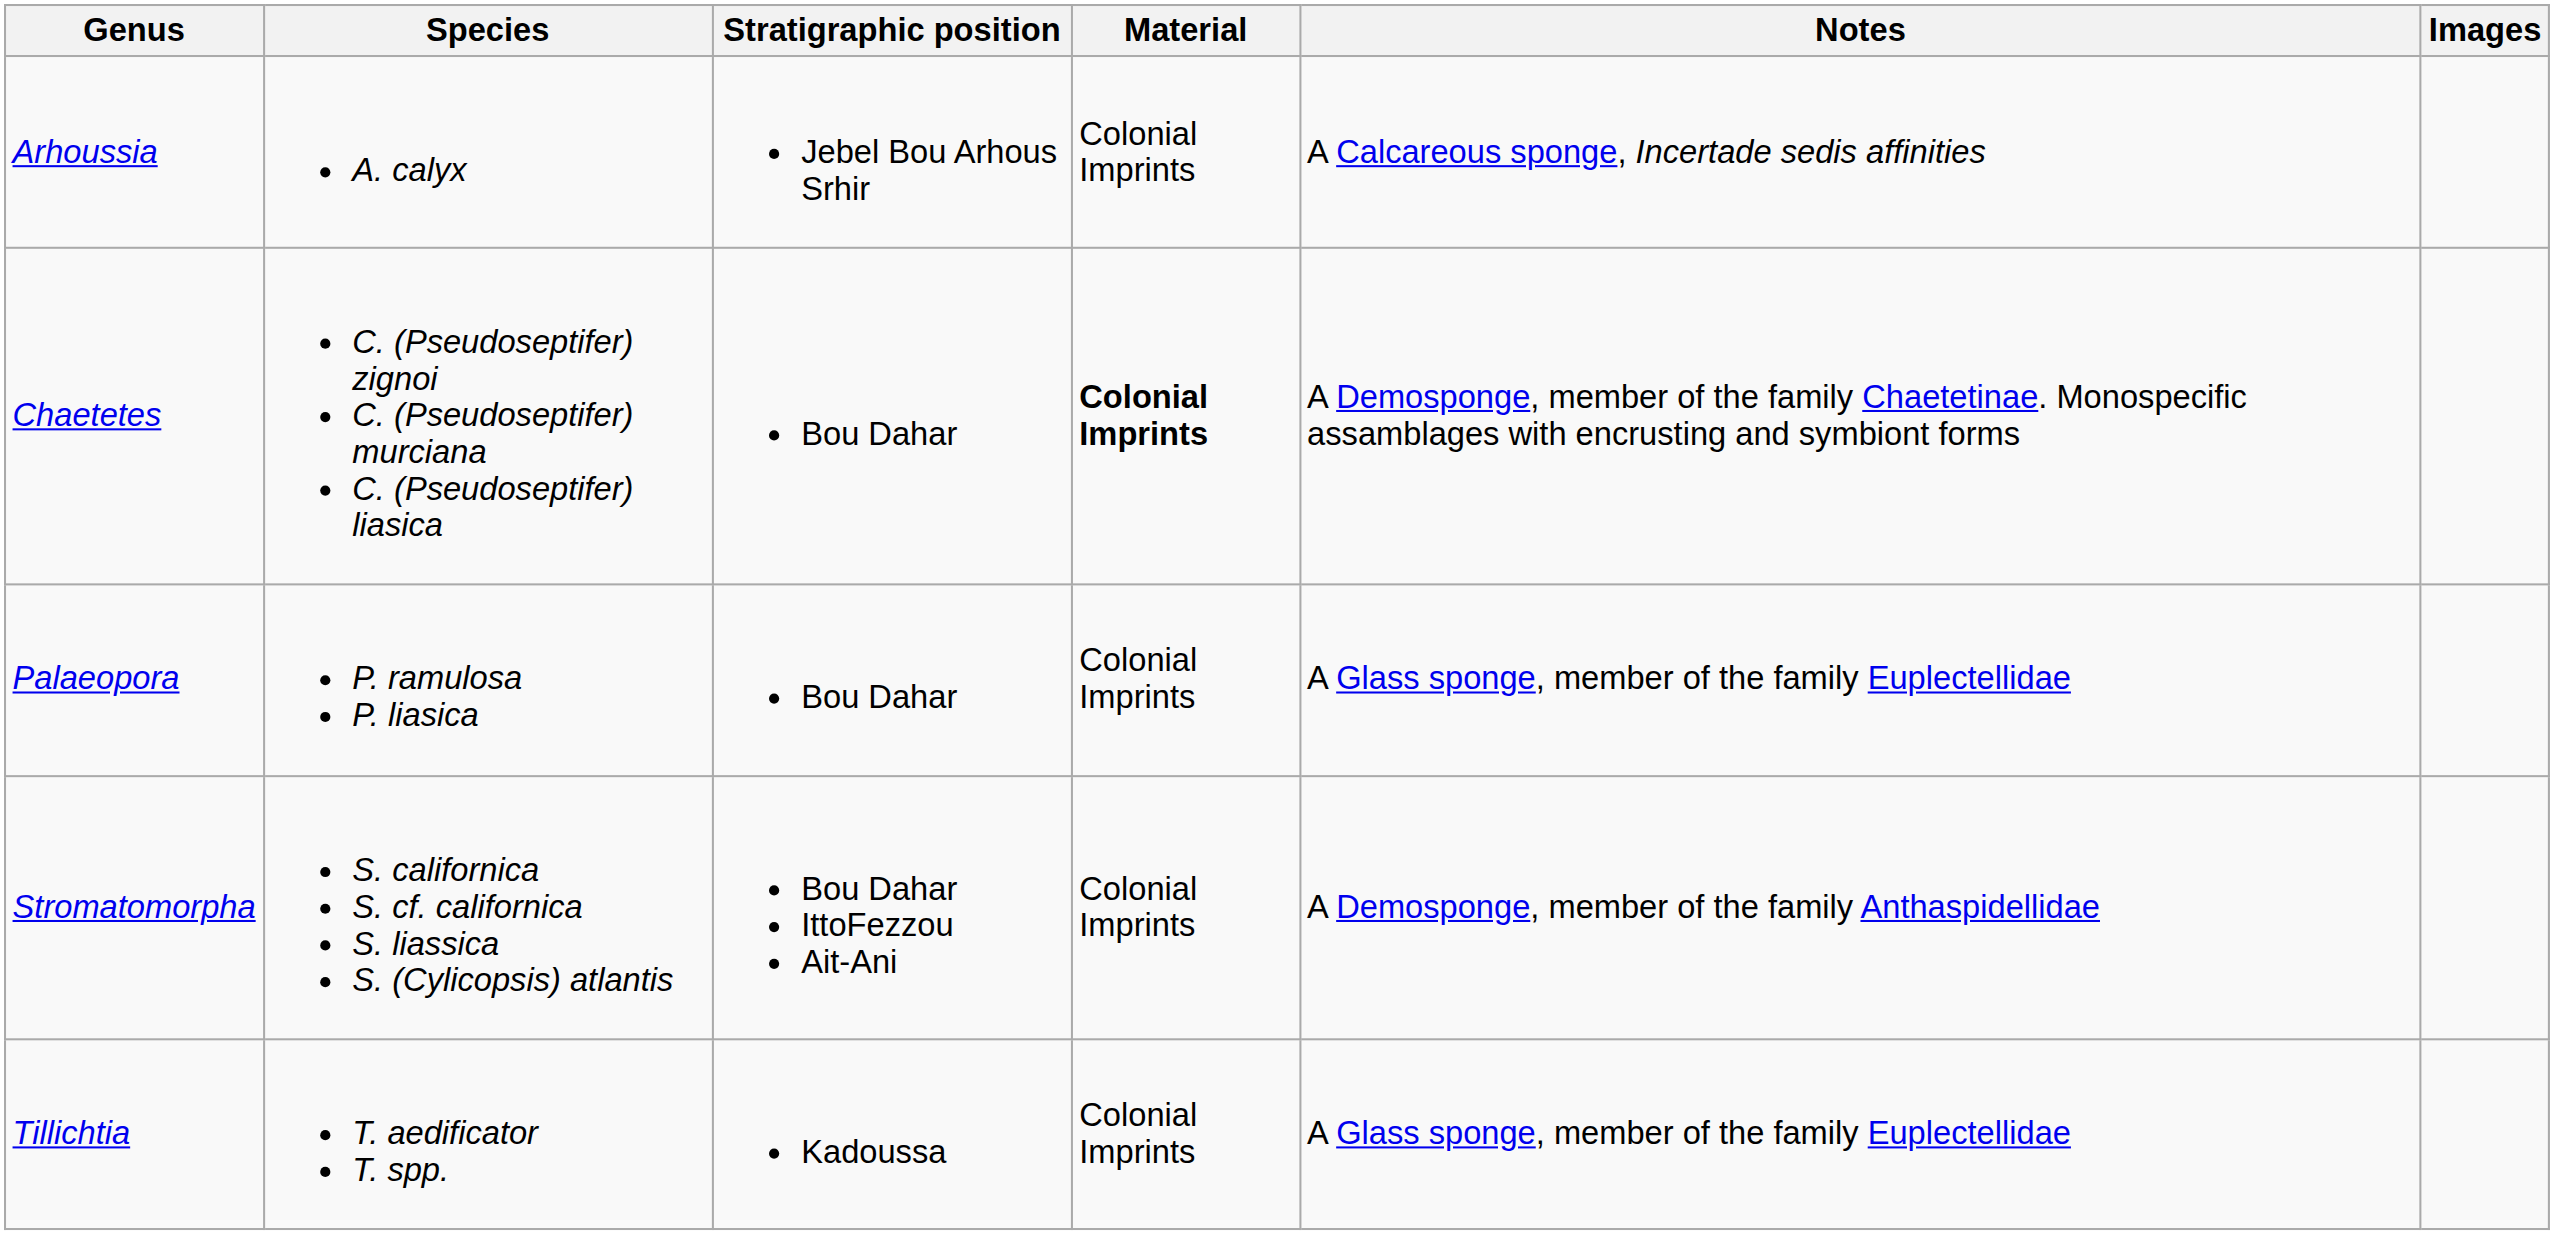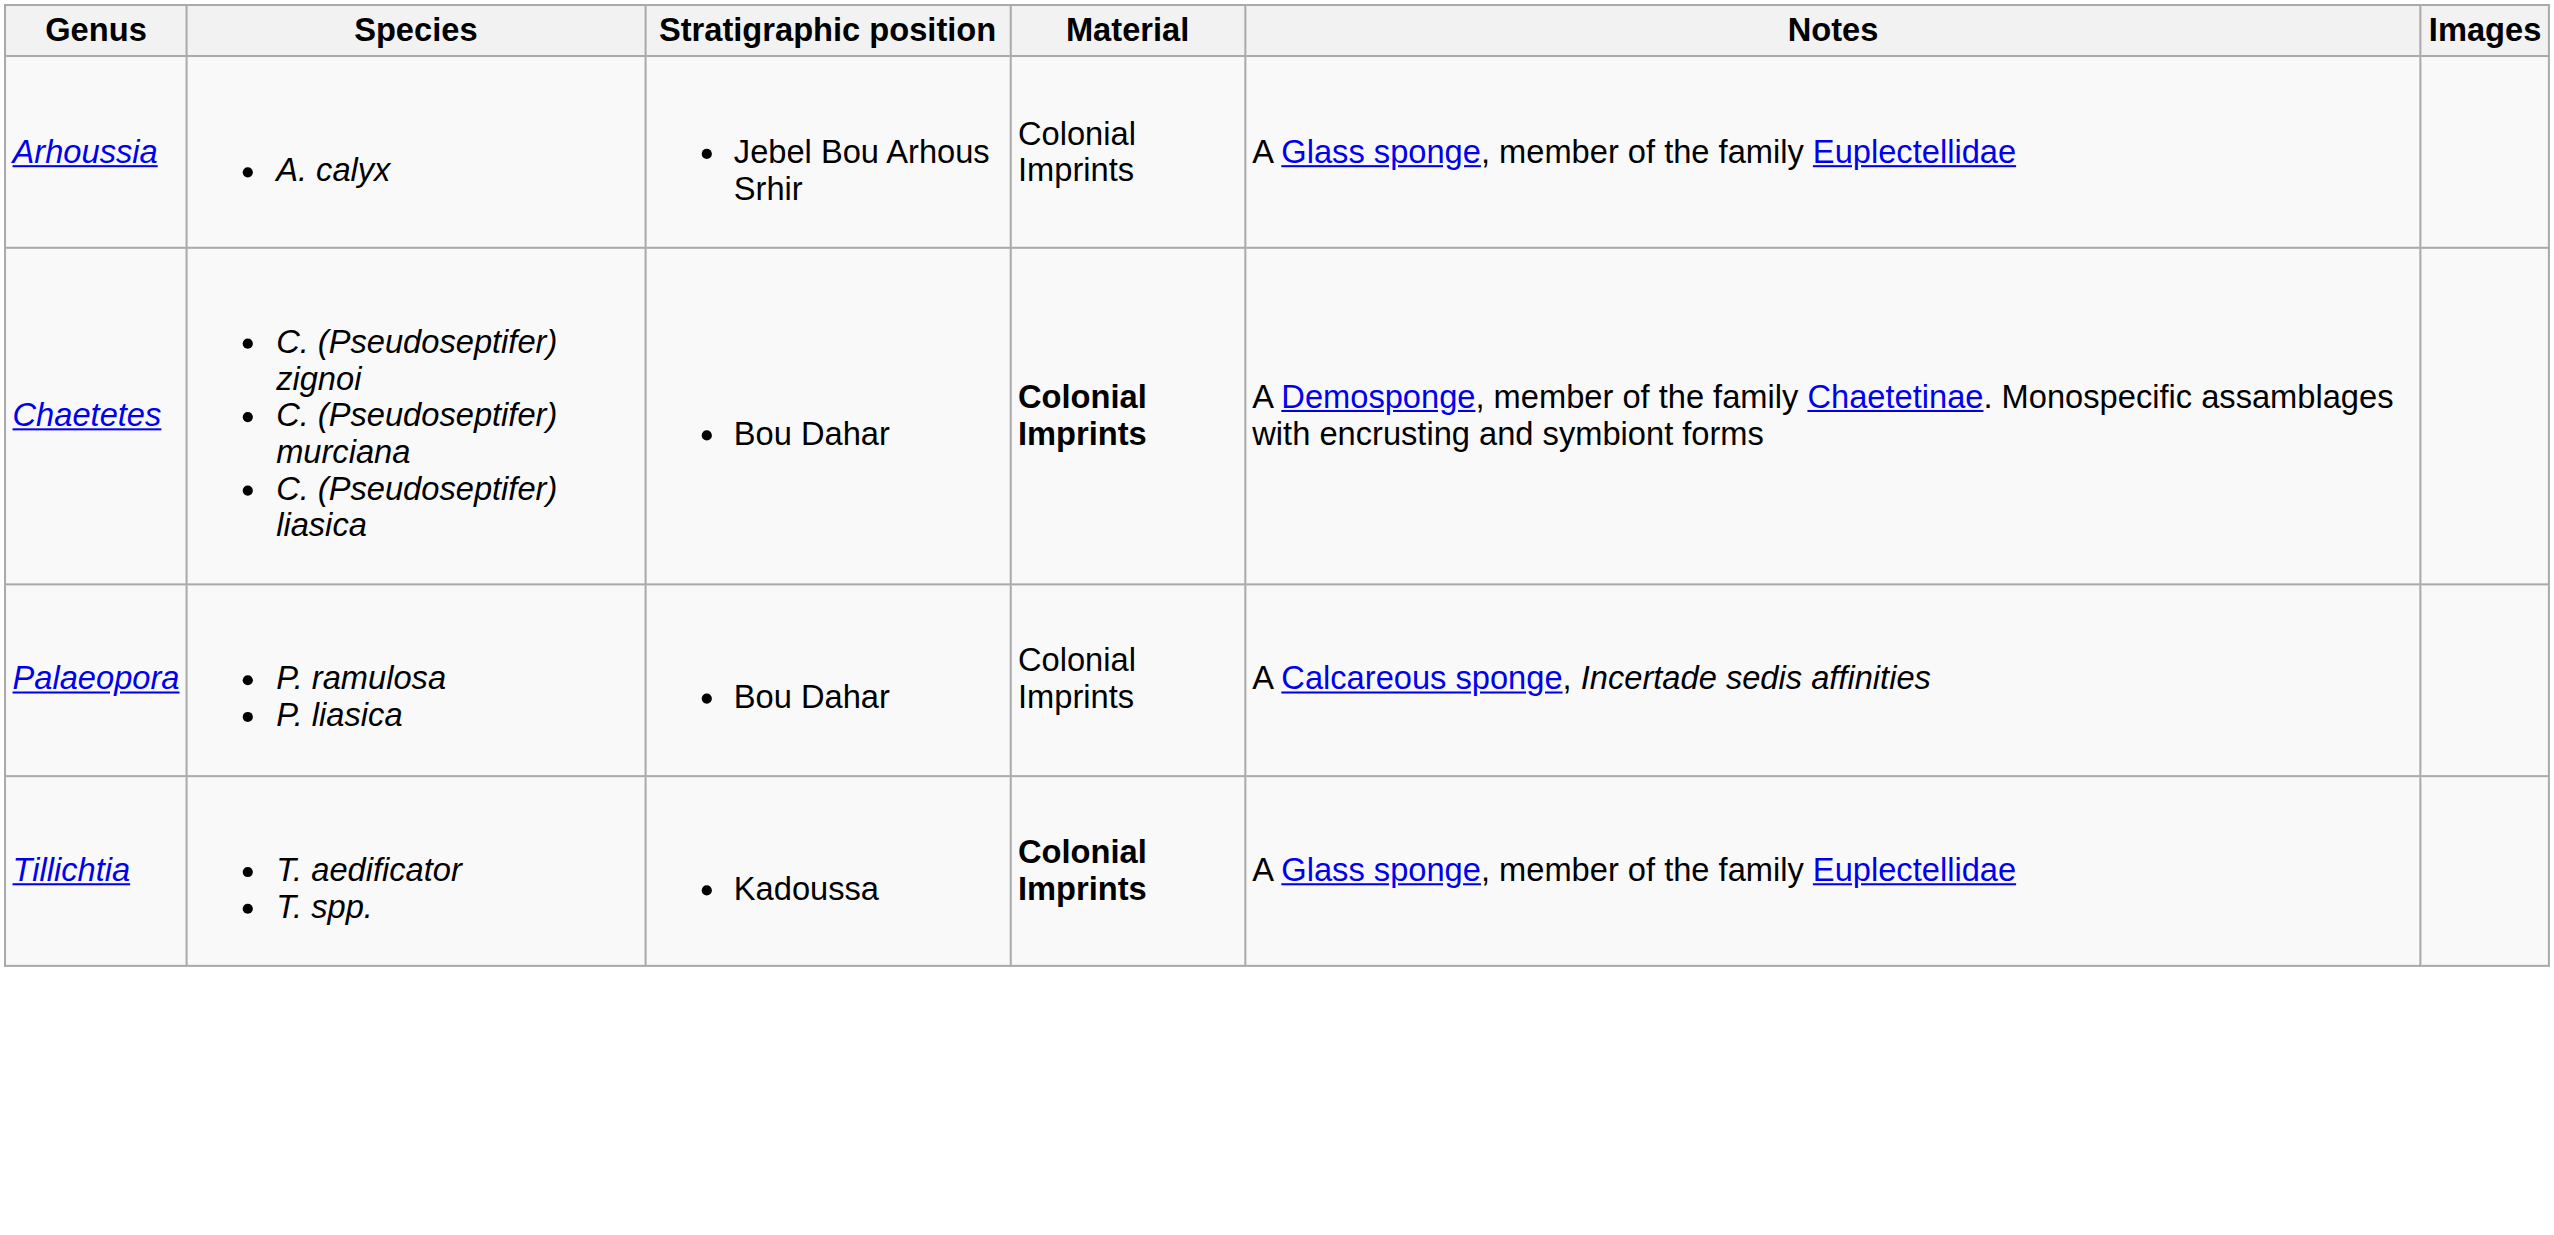(1646, 151) A Calcareous sponge, Incertade sedis affinities -> (1634, 151) A Glass sponge, member of the family Euplectellidae
(1689, 679) A Glass sponge, member of the family Euplectellidae -> (1592, 679) A Calcareous sponge, Incertade sedis affinities
- row: (134, 906)
(1138, 1133) normal -> (1082, 869) bold
